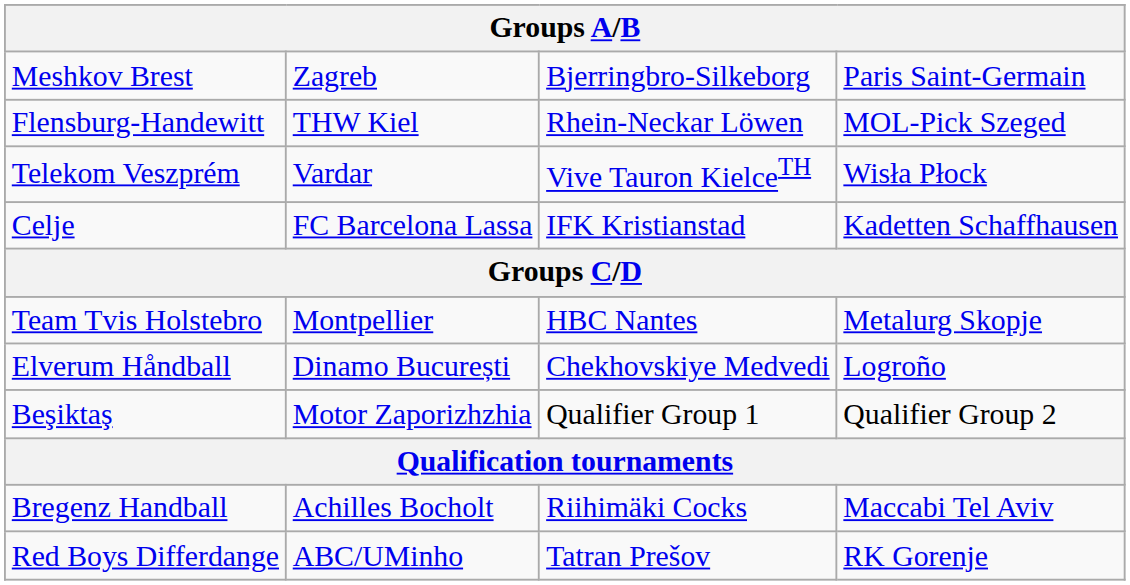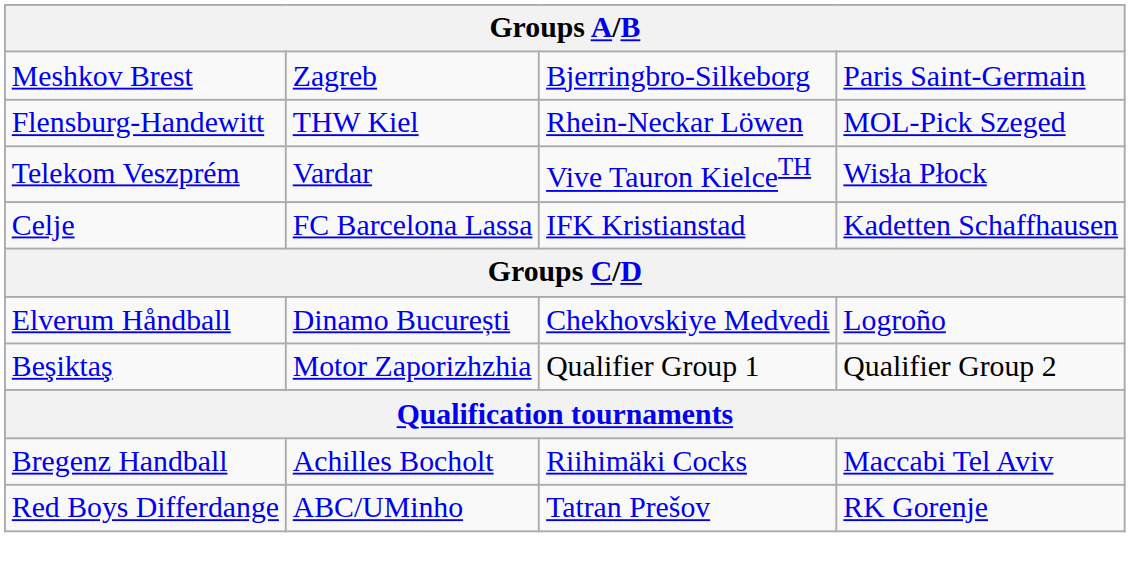- row: (137, 319)
